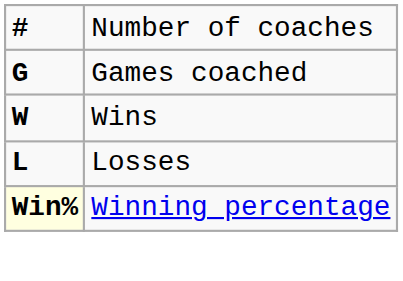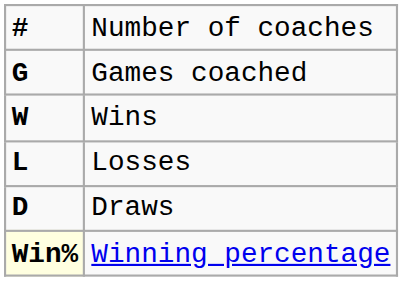+ row: (133, 208)
